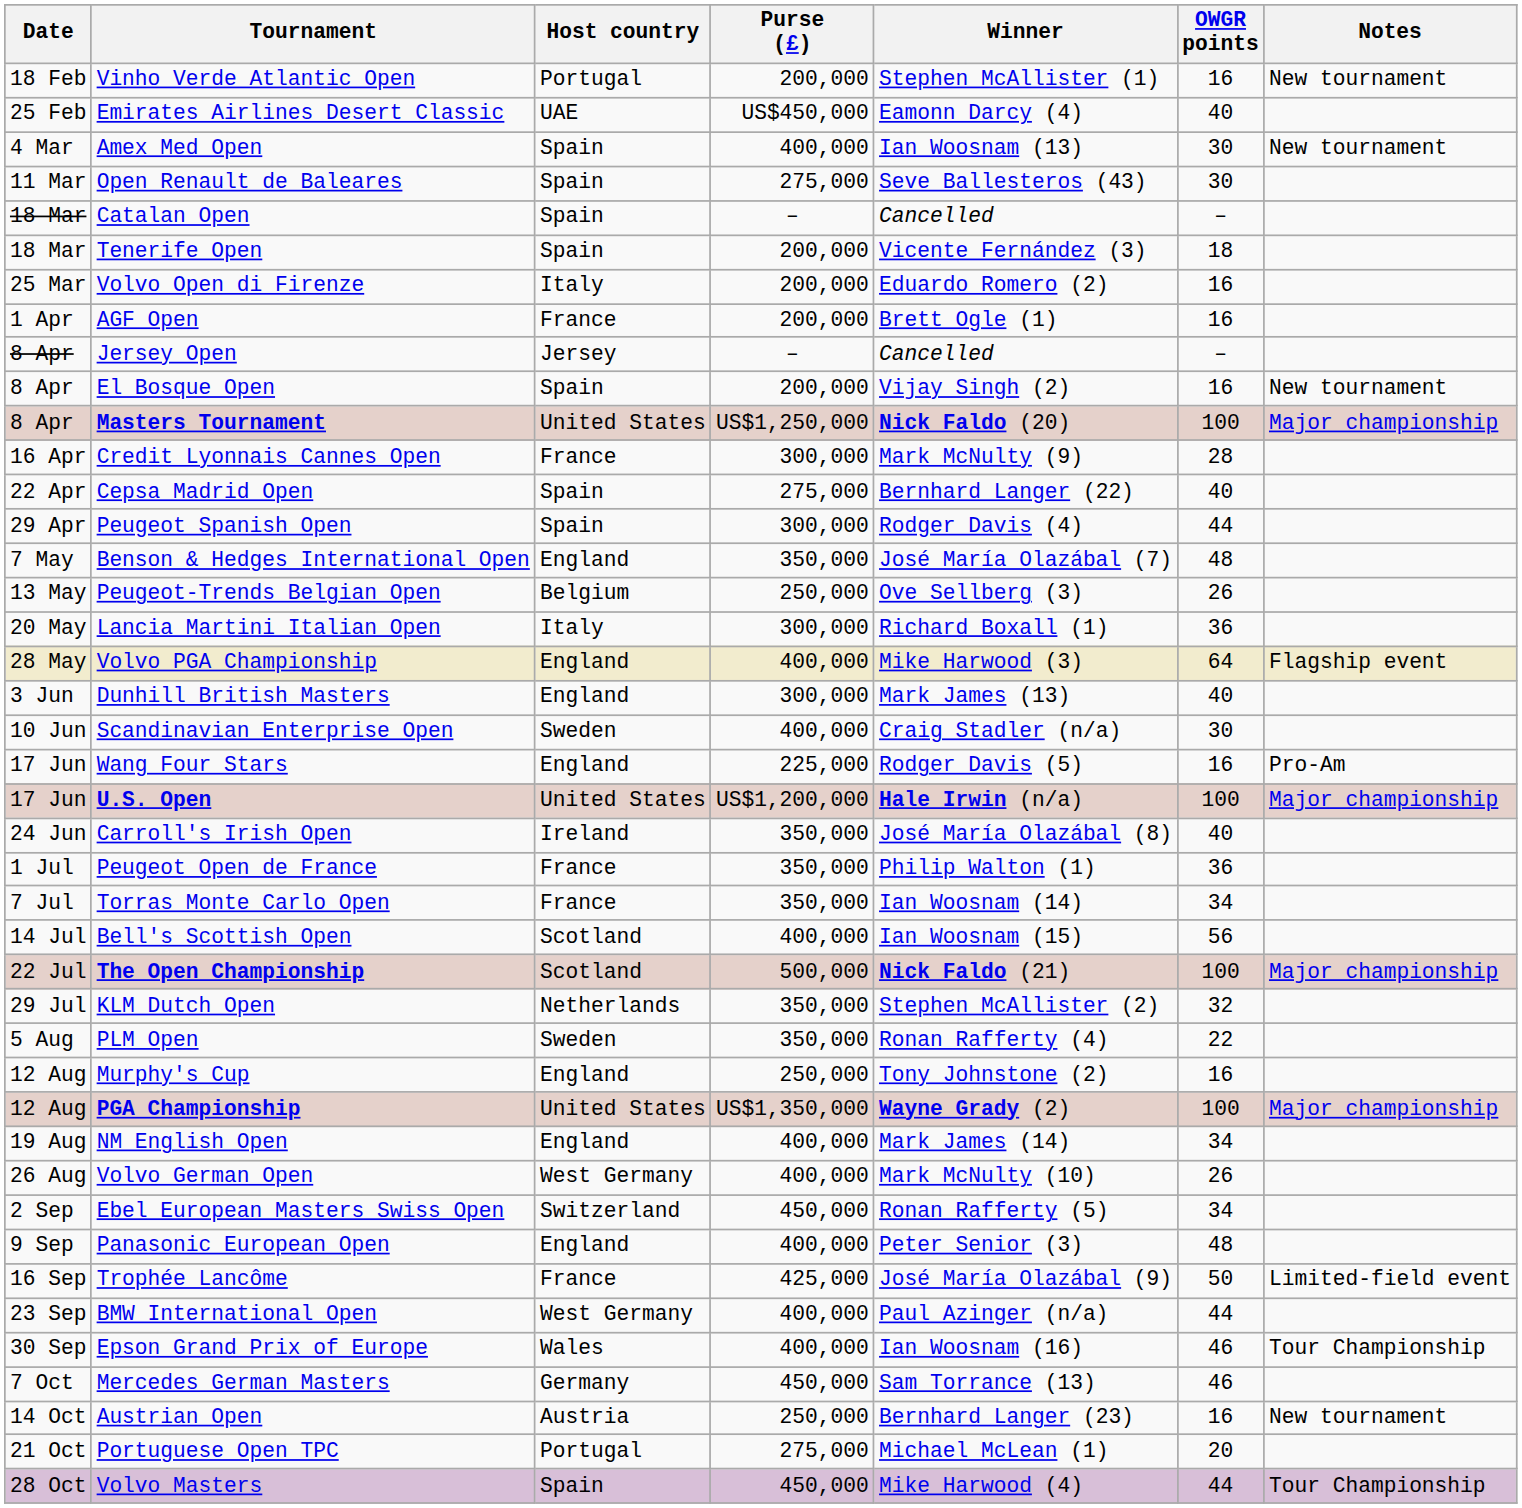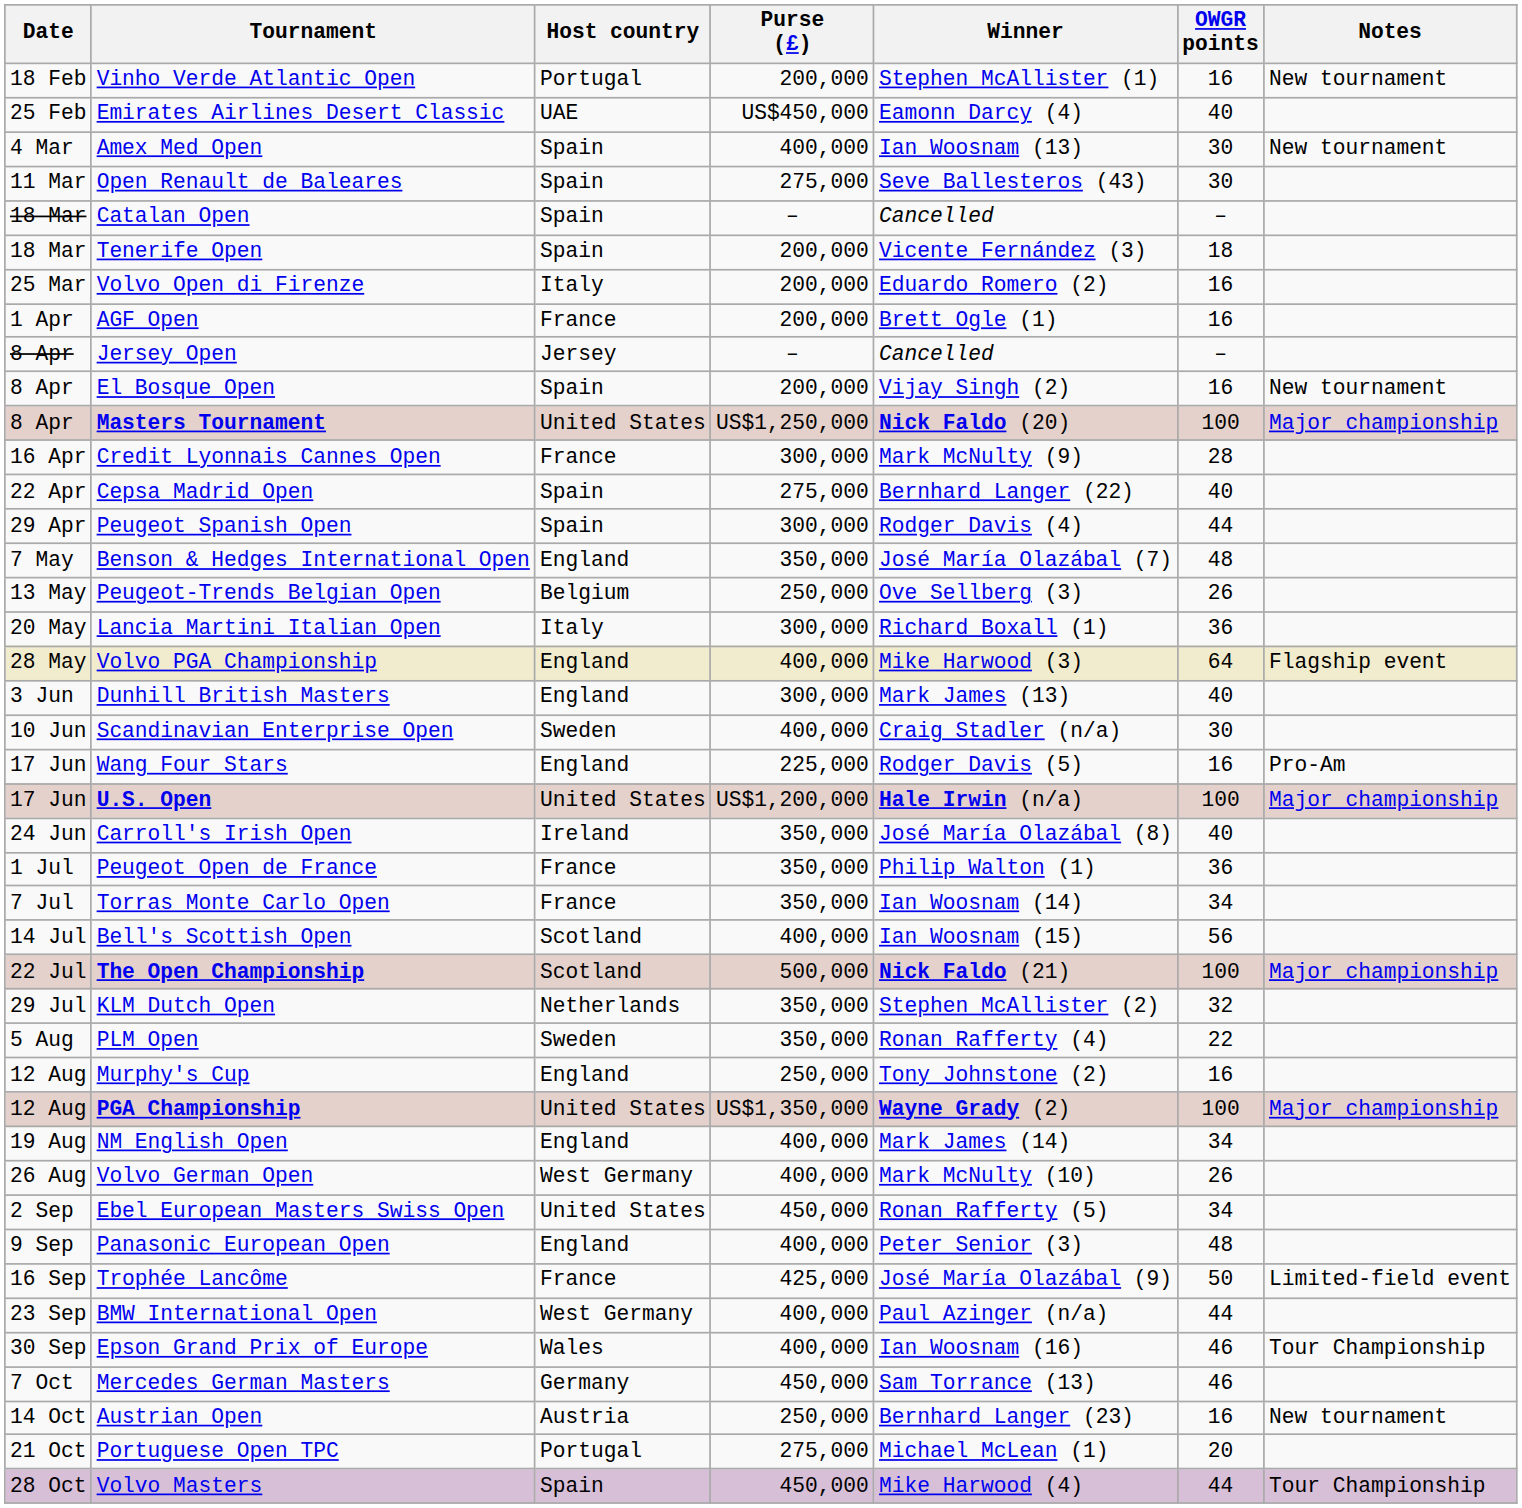(610, 1212) Switzerland -> (623, 1212) United States
